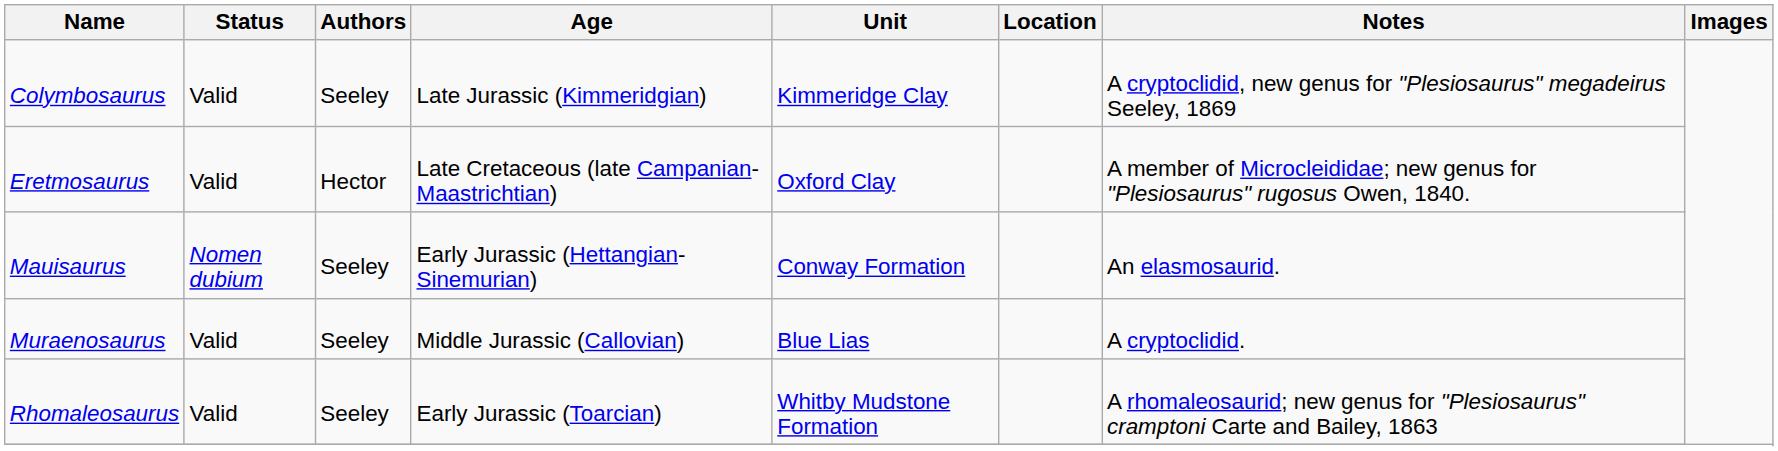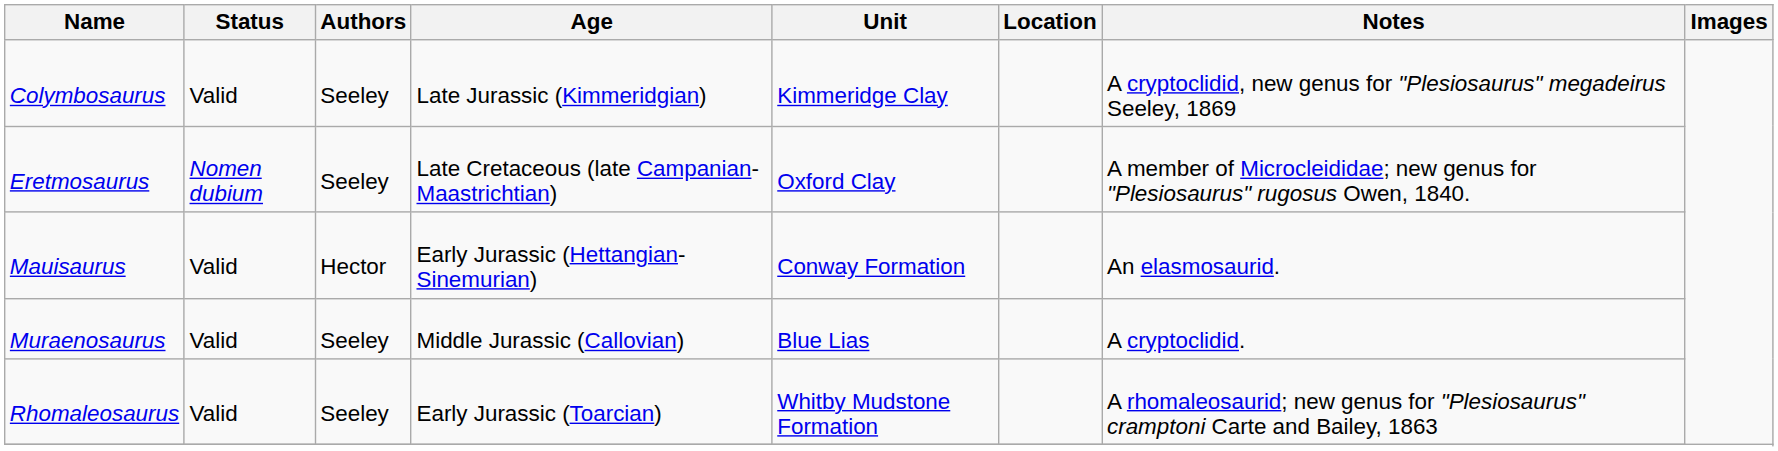(214, 181) Valid -> (226, 181) Nomen dubium
(353, 181) Hector -> (355, 181) Seeley
(226, 267) Nomen dubium -> (214, 267) Valid
(355, 267) Seeley -> (353, 267) Hector
